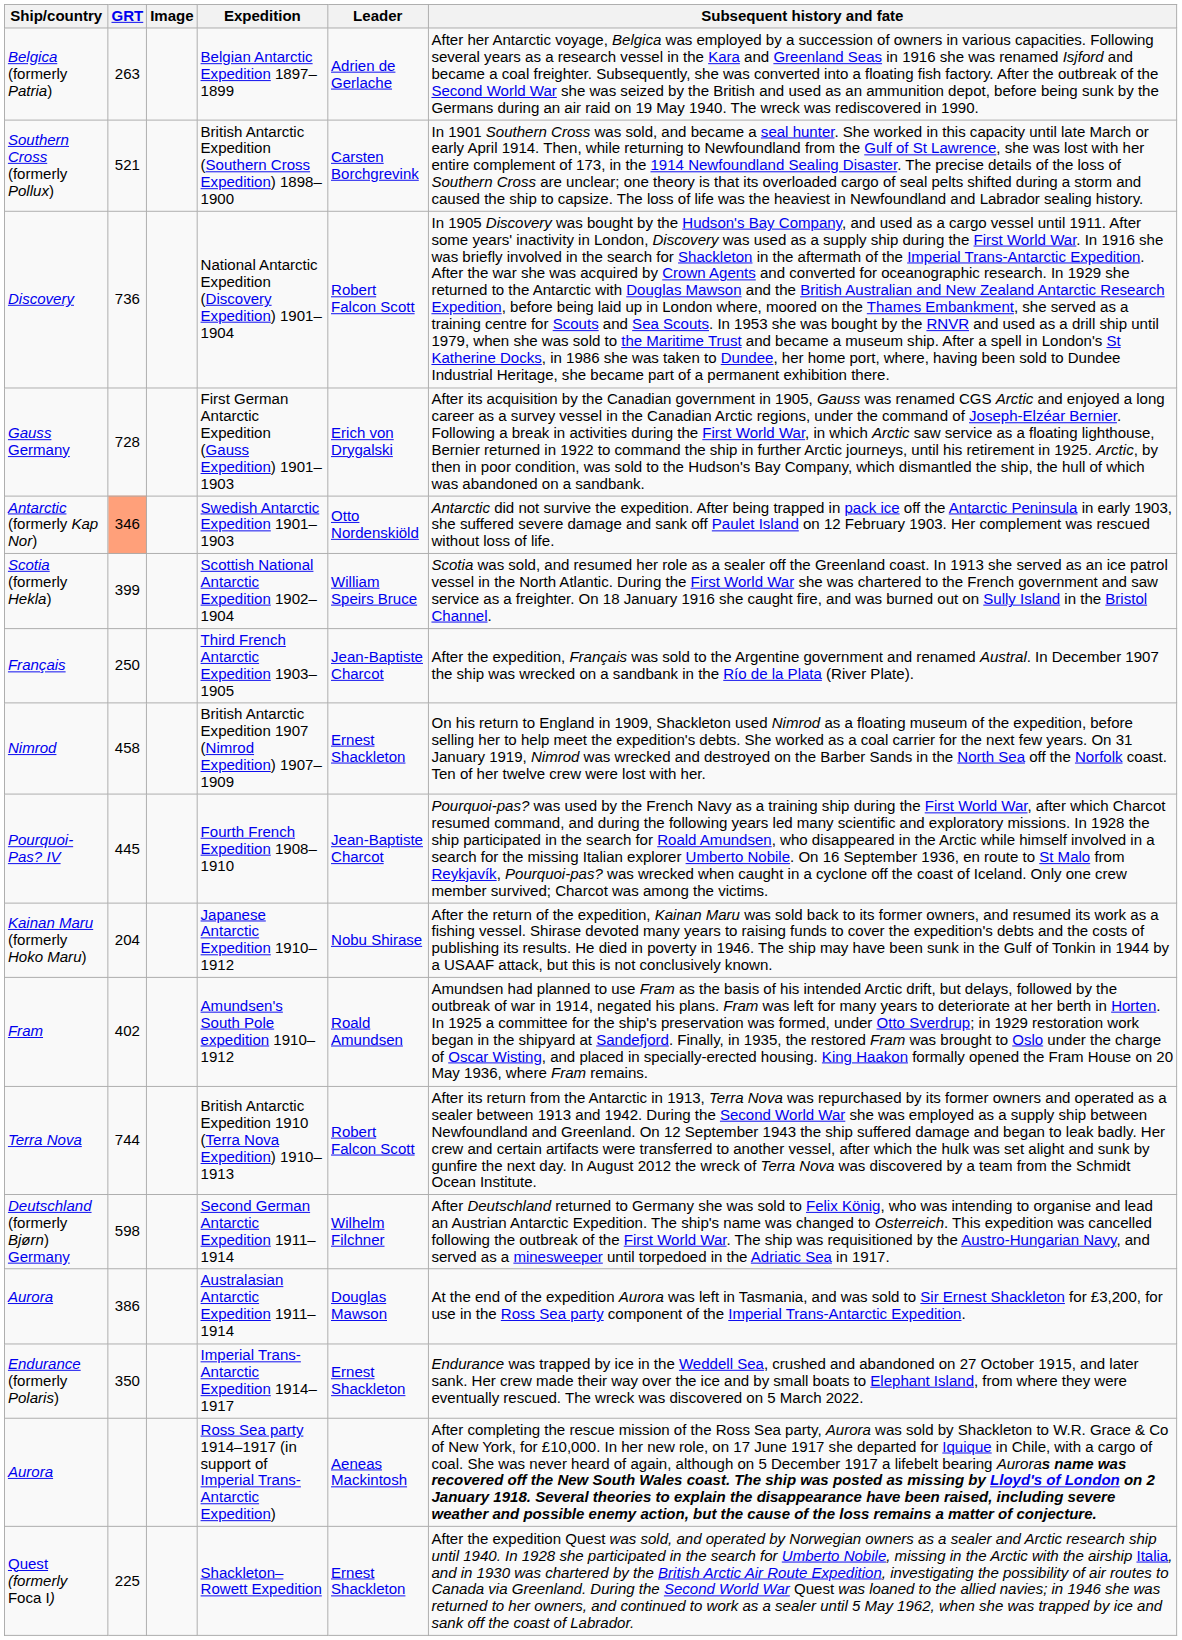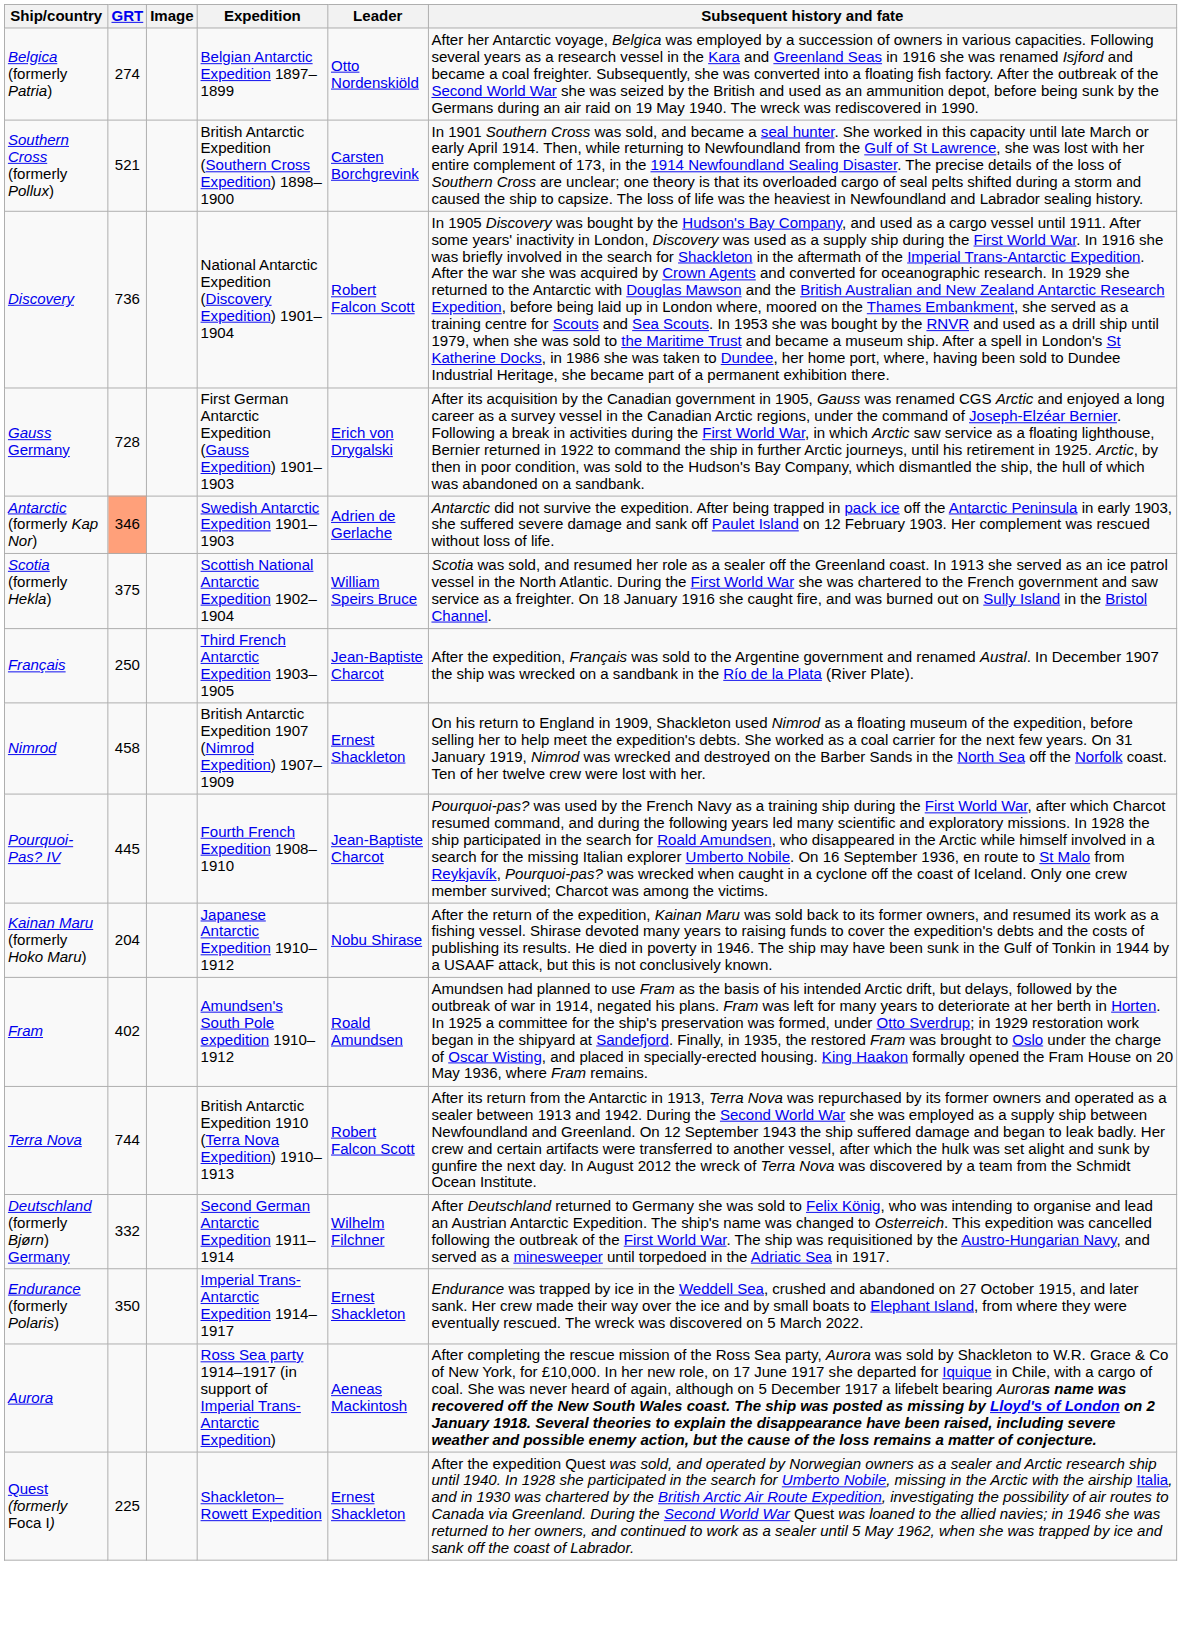(127, 74) 263 -> (127, 74) 274
(363, 74) Adrien de Gerlache -> (375, 74) Otto Nordenskiöld
(375, 524) Otto Nordenskiöld -> (363, 524) Adrien de Gerlache
(127, 591) 399 -> (127, 591) 375
(127, 1231) 598 -> (127, 1231) 332
- row: (258, 1306)
